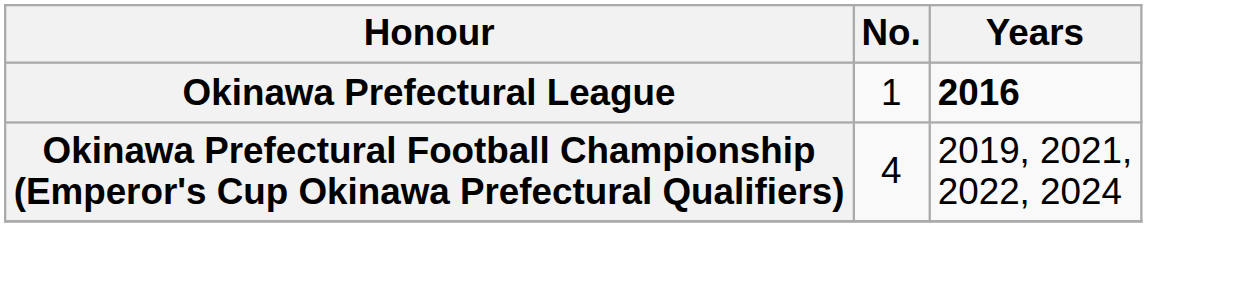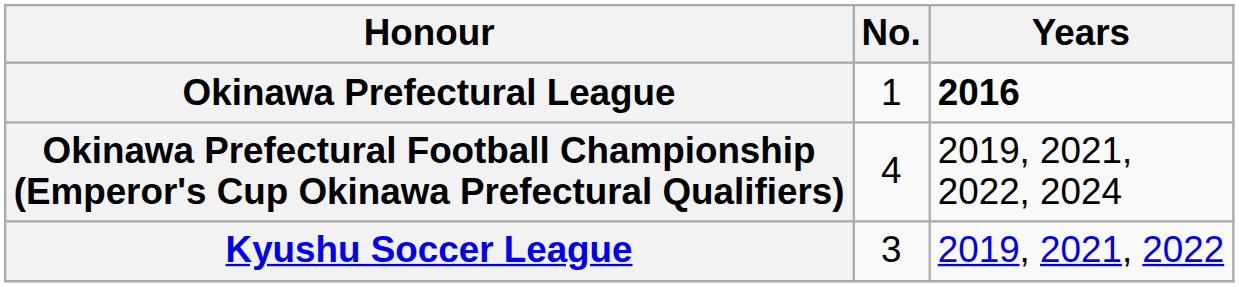+ row: (429, 250)
